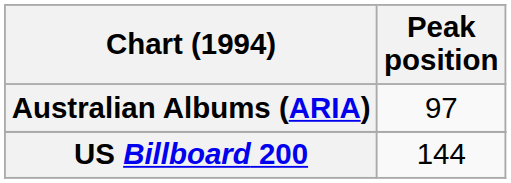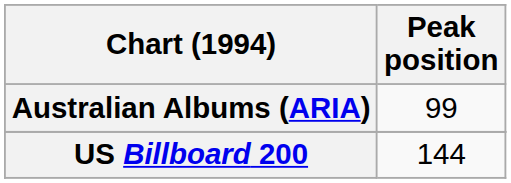(441, 107) 97 -> (441, 107) 99
